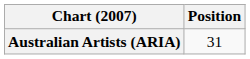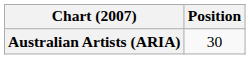(214, 41) 31 -> (214, 41) 30
